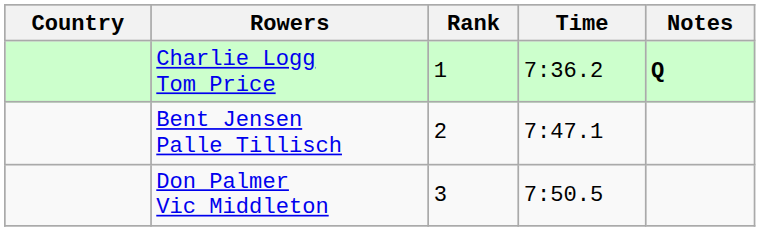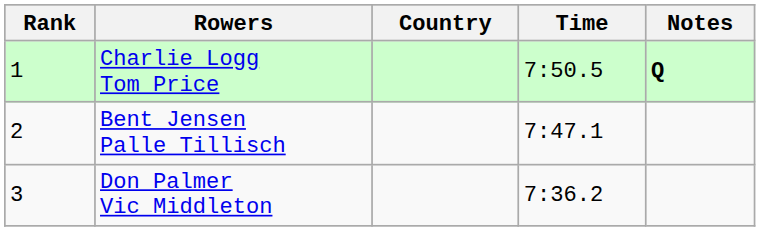columns swapped: (473, 23) <-> (78, 23)
(563, 72) 7:36.2 -> (563, 72) 7:50.5
(563, 195) 7:50.5 -> (563, 195) 7:36.2
